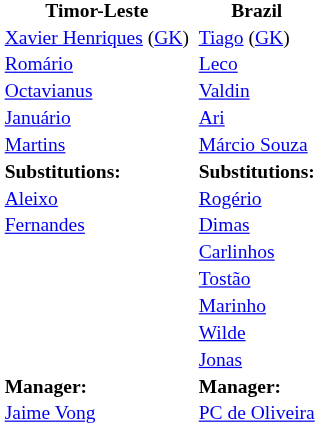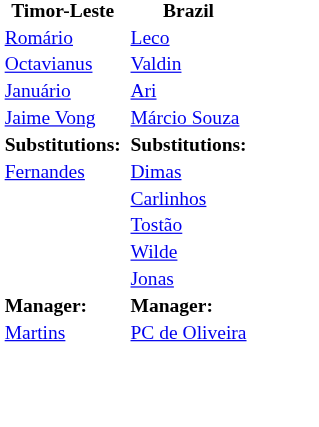- row: (244, 37)
(35, 144) Martins -> (50, 117) Jaime Vong
- row: (230, 198)
- row: (232, 305)
(50, 413) Jaime Vong -> (35, 332) Martins
